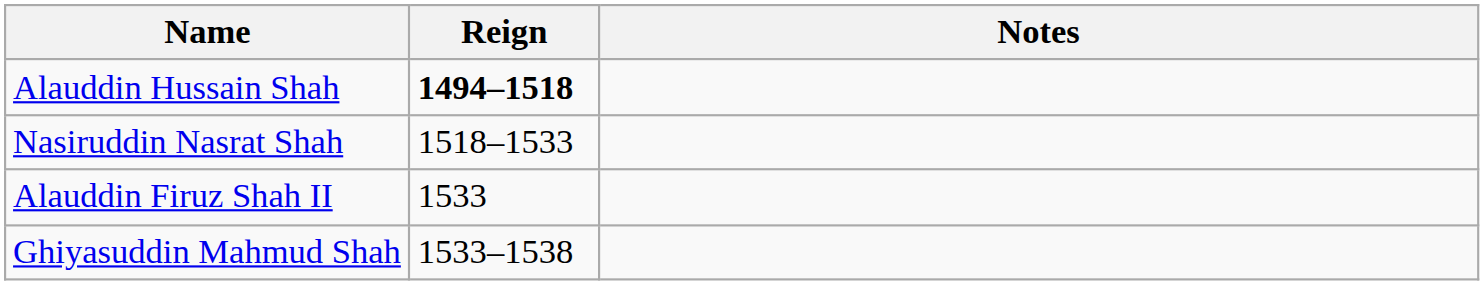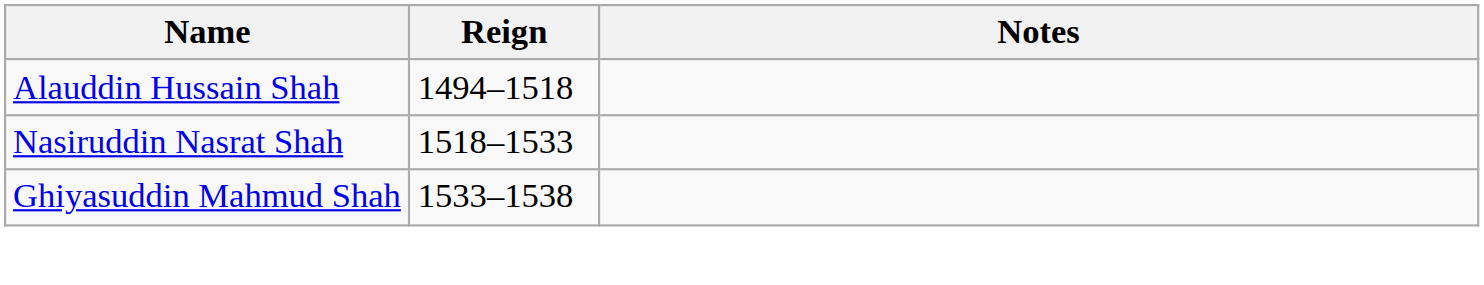(496, 86) bold -> (496, 86) normal
- row: (173, 196)
